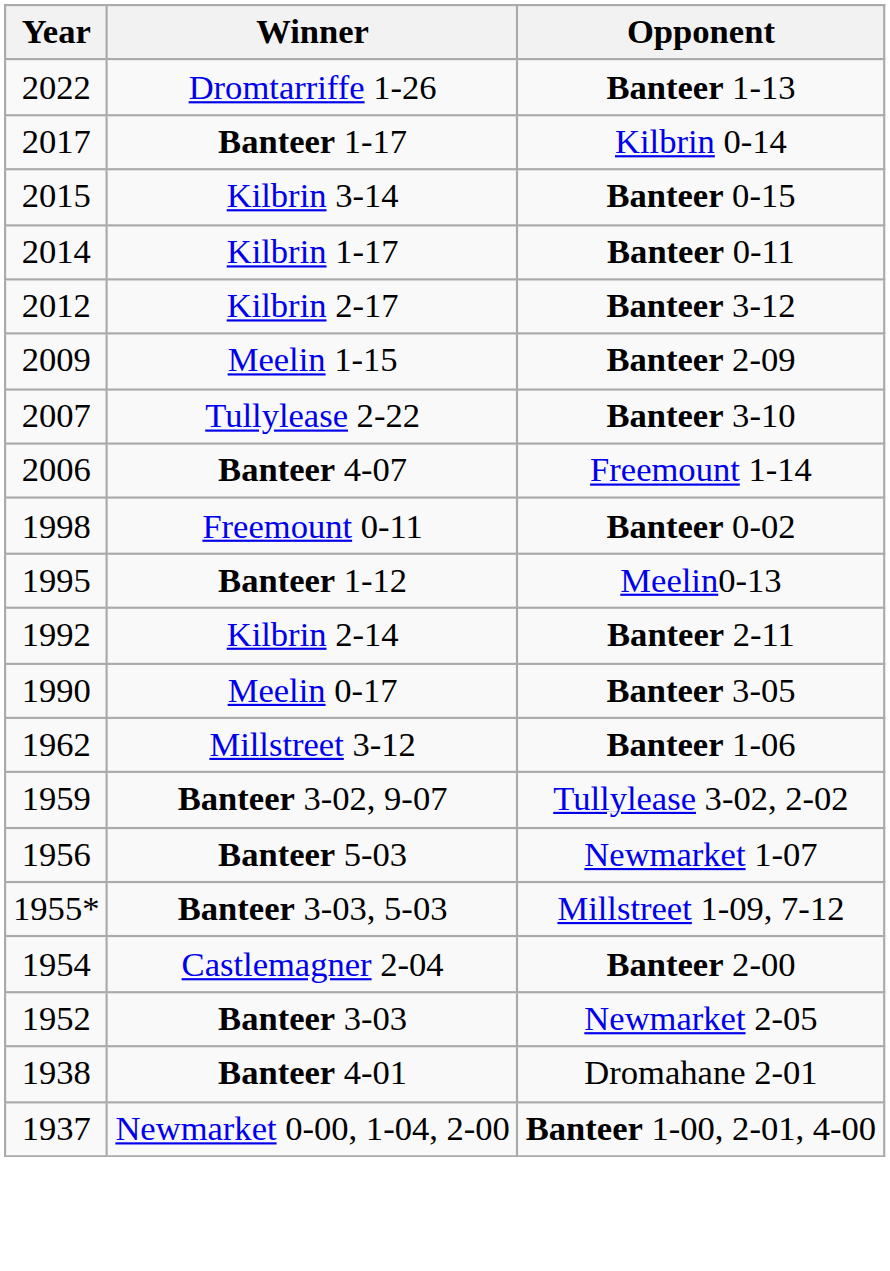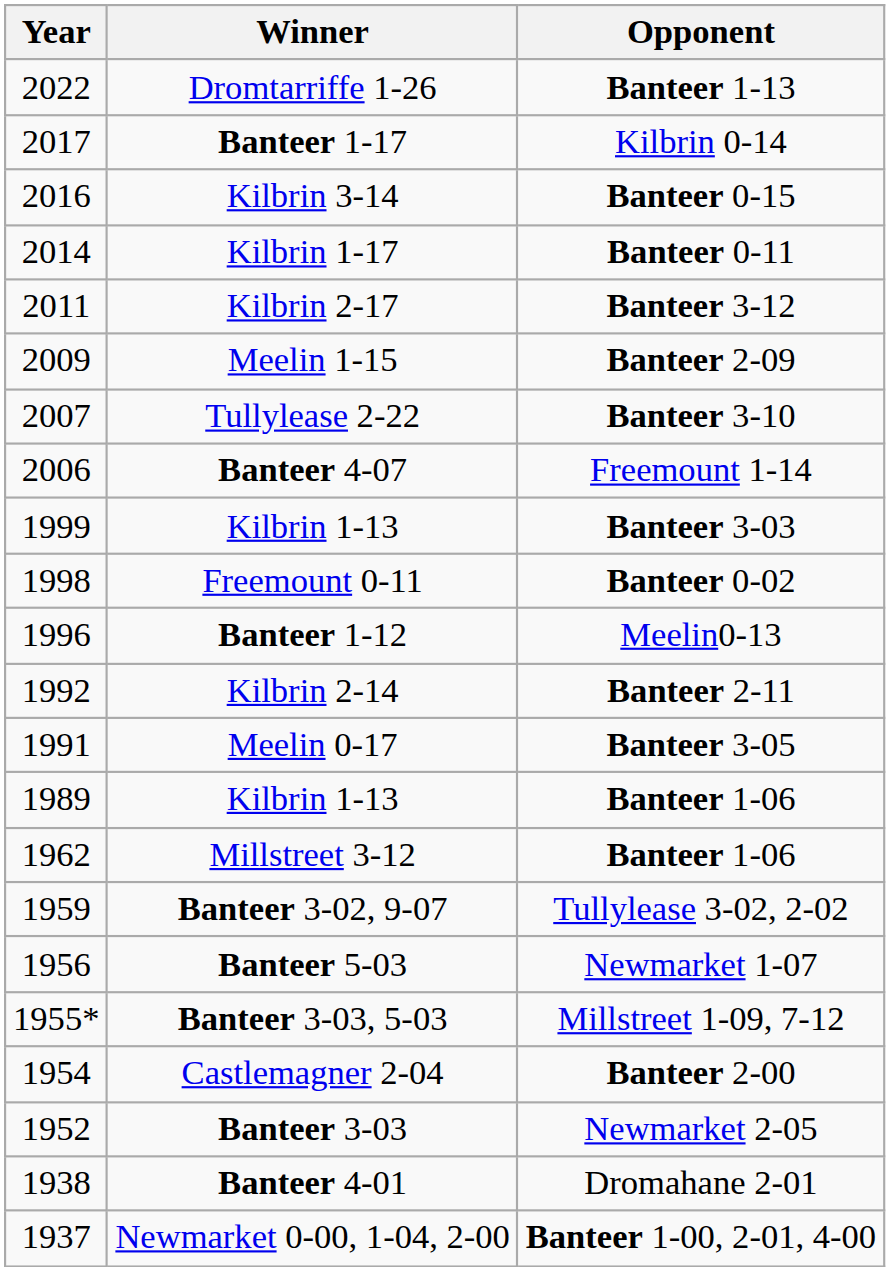(56, 196) 2015 -> (56, 196) 2016
(56, 305) 2012 -> (56, 305) 2011
+ row: (313, 525)
(56, 580) 1995 -> (56, 634) 1996
(56, 689) 1990 -> (56, 744) 1991
+ row: (313, 799)
